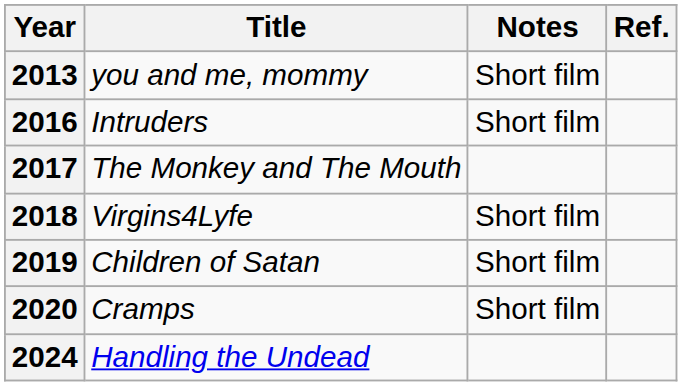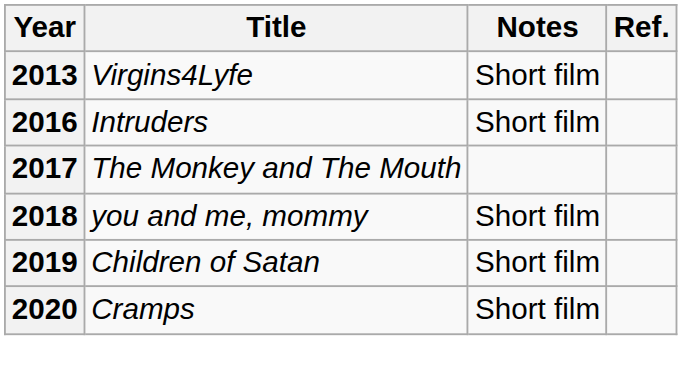(229, 74) you and me, mommy -> (172, 74) Virgins4Lyfe
(172, 215) Virgins4Lyfe -> (229, 215) you and me, mommy
- row: (45, 356)
